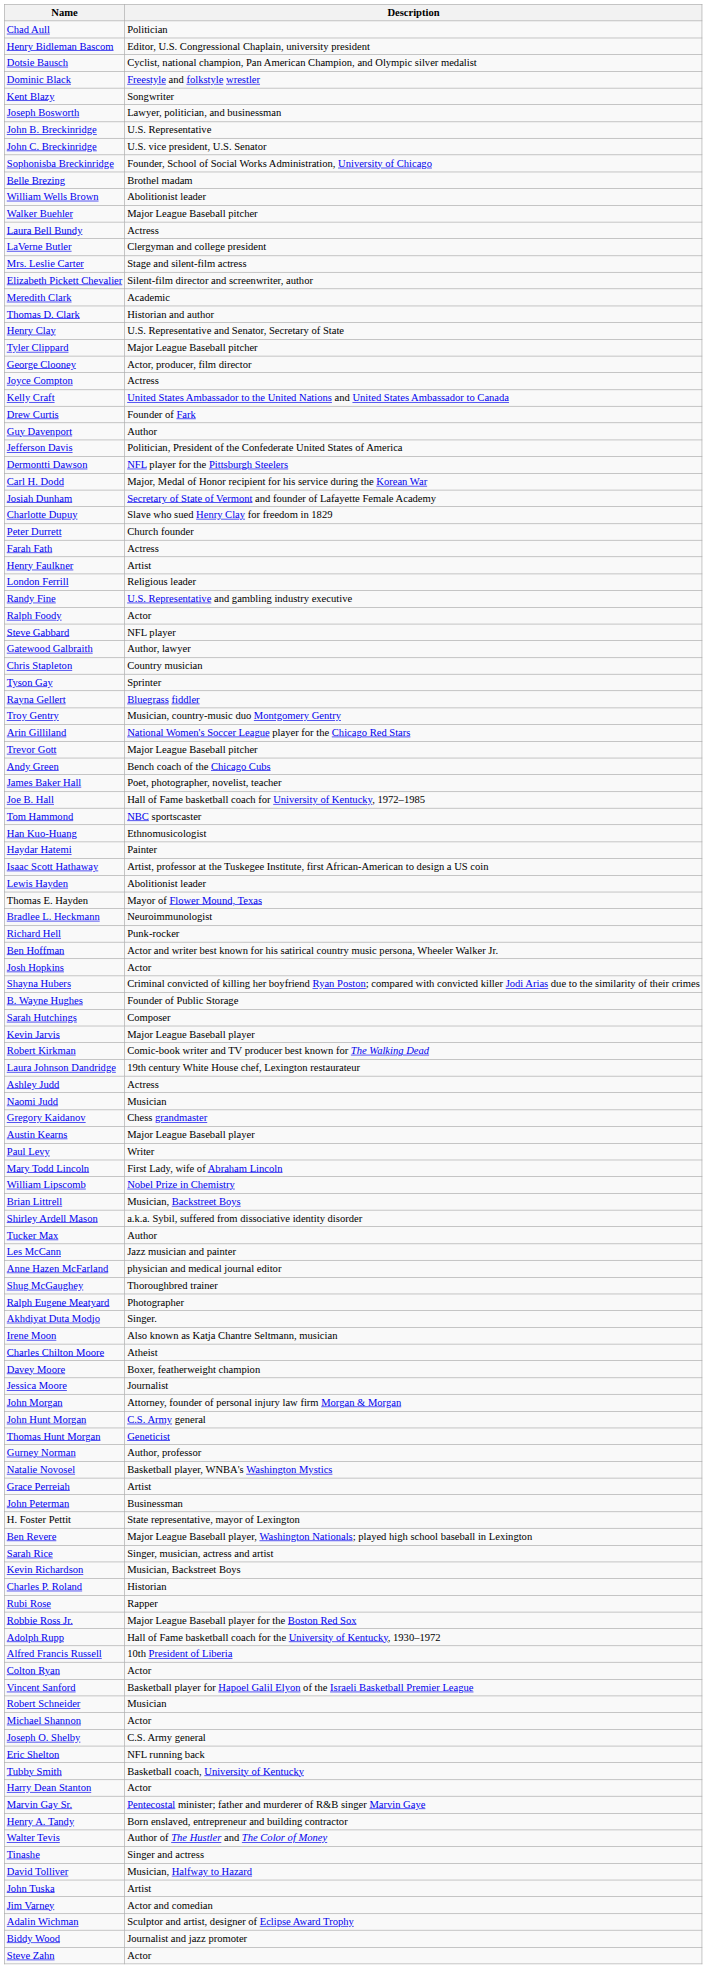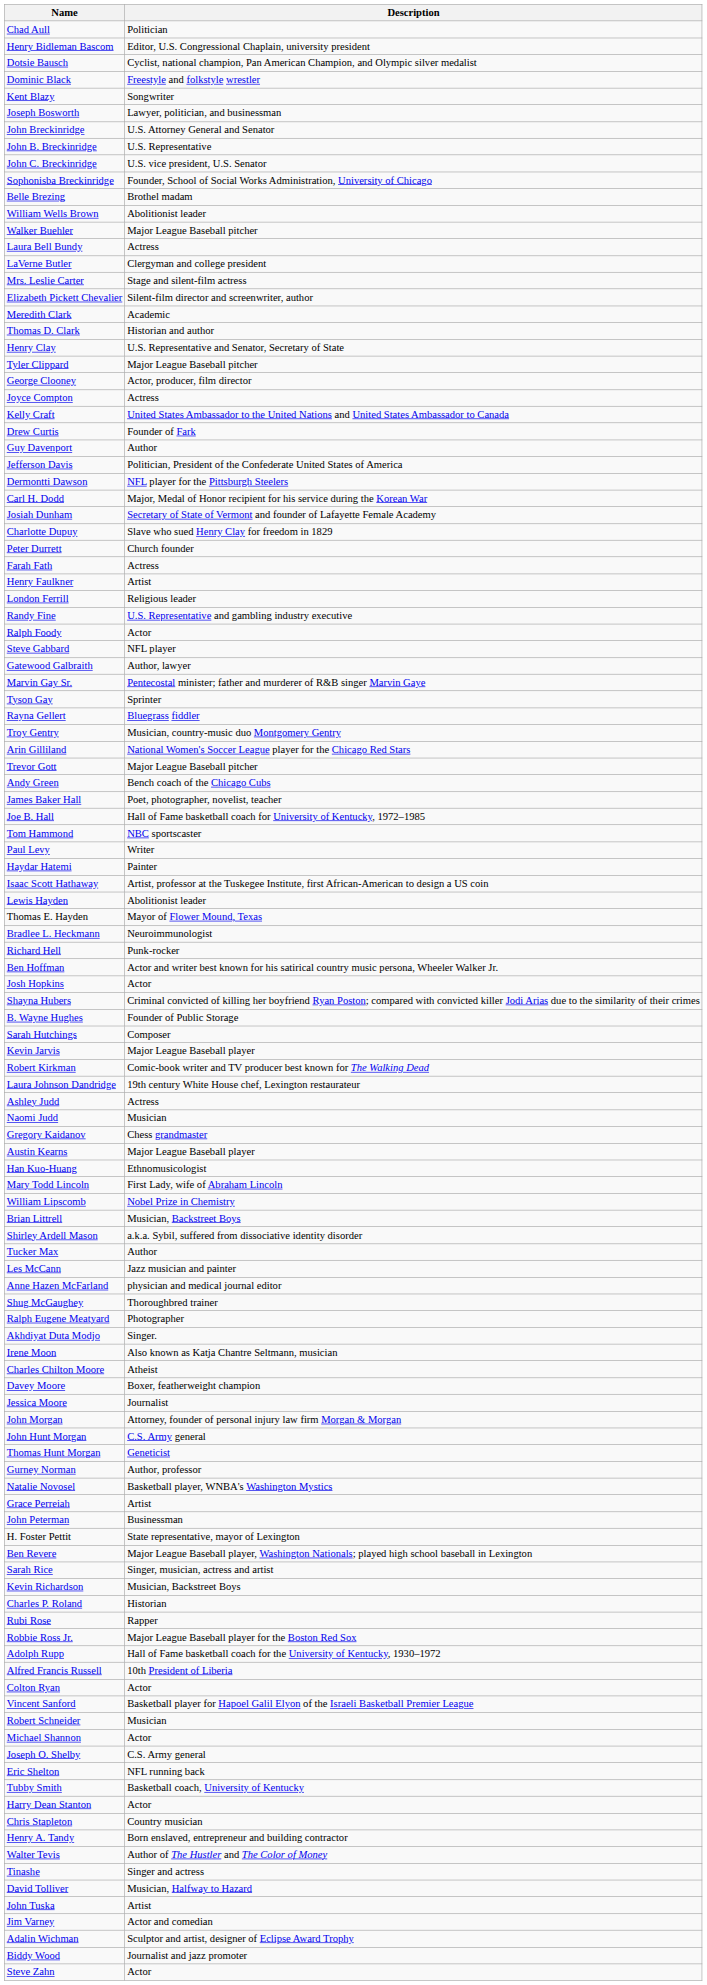+ row: (46, 130)
rows swapped: (39, 1804) <-> (39, 666)
rows swapped: (42, 833) <-> (28, 1151)
